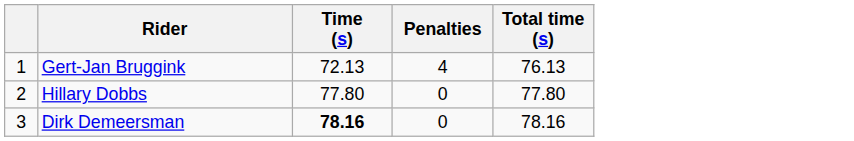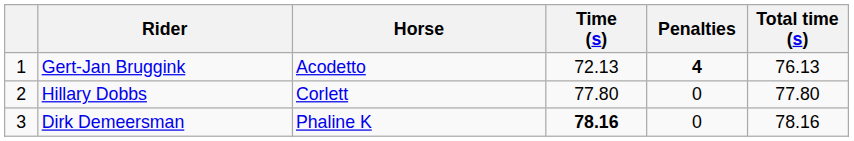+ column: (419, 29)
(443, 67) normal -> (697, 67) bold
